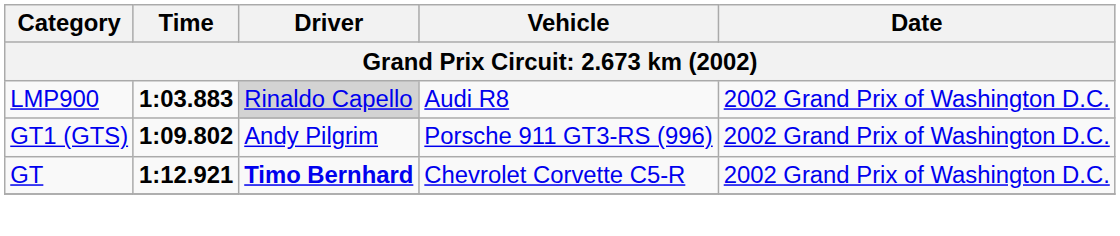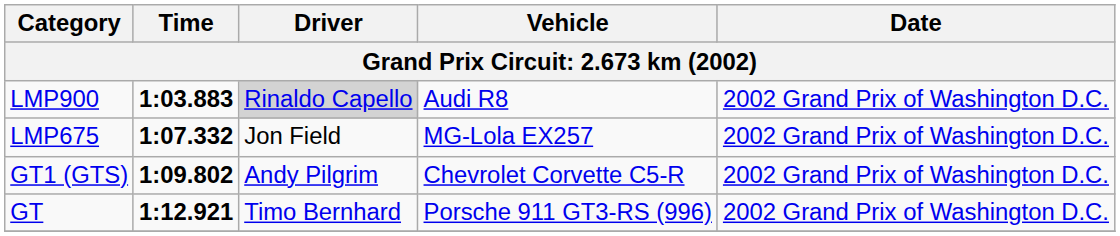+ row: (55, 136)
(569, 136) Porsche 911 GT3-RS (996) -> (554, 174) Chevrolet Corvette C5-R
(329, 174) bold -> (323, 212) normal
(555, 174) Chevrolet Corvette C5-R -> (568, 212) Porsche 911 GT3-RS (996)
